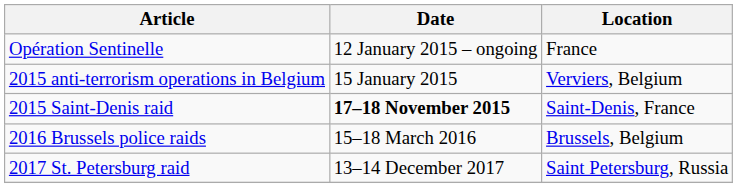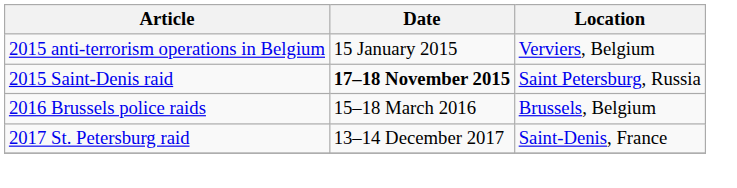- row: (86, 49)
(620, 108) Saint-Denis, France -> (610, 78) Saint Petersburg, Russia
(637, 167) Saint Petersburg, Russia -> (593, 138) Saint-Denis, France
